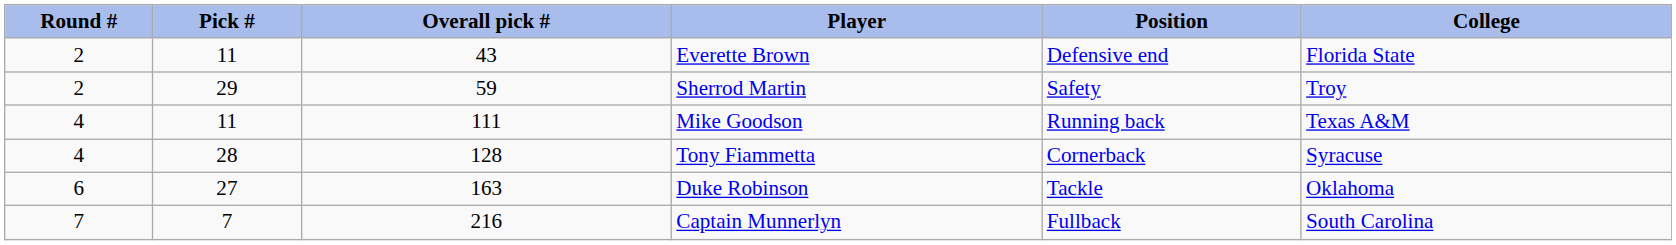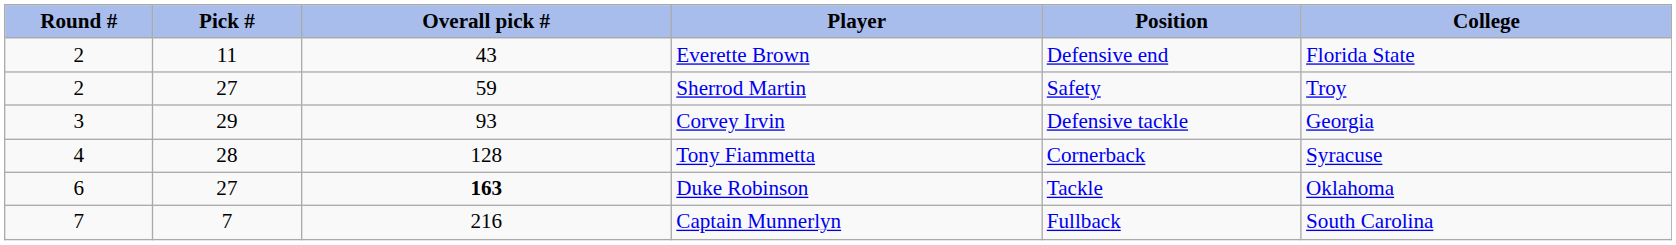(227, 88) 29 -> (227, 88) 27
+ row: (731, 121)
- row: (739, 121)
(486, 188) normal -> (486, 188) bold
